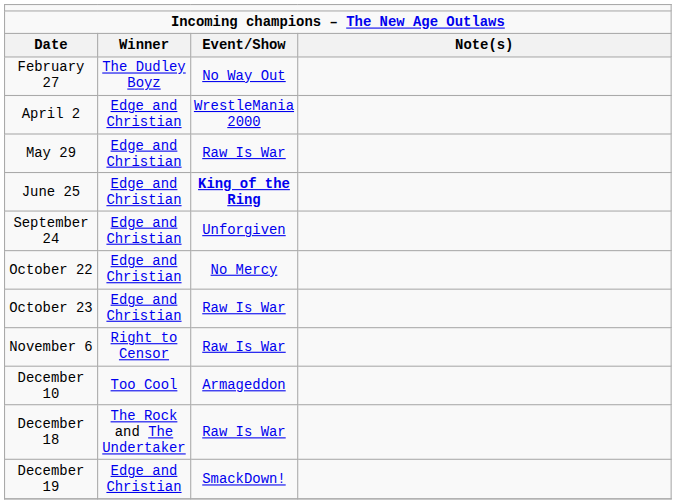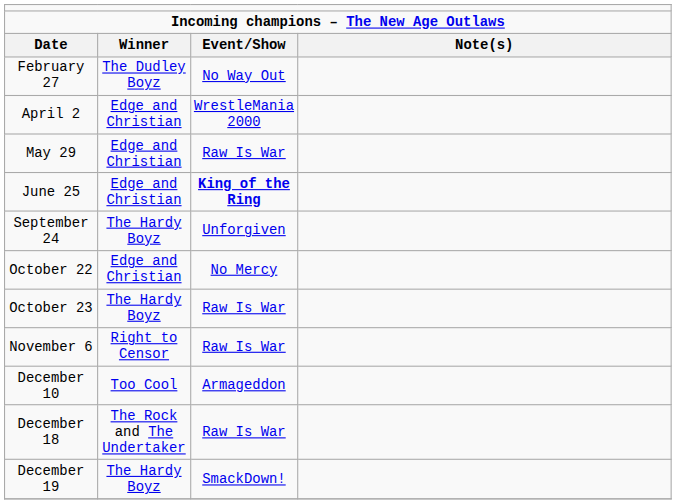(144, 231) Edge and Christian -> (144, 231) The Hardy Boyz
(144, 308) Edge and Christian -> (144, 308) The Hardy Boyz
(144, 479) Edge and Christian -> (144, 479) The Hardy Boyz
